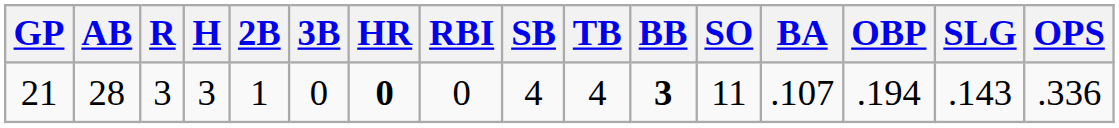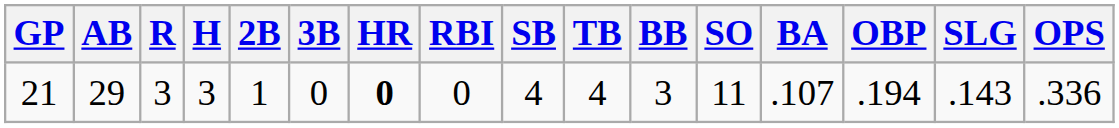(107, 91) 28 -> (107, 91) 29
(663, 91) bold -> (663, 91) normal
